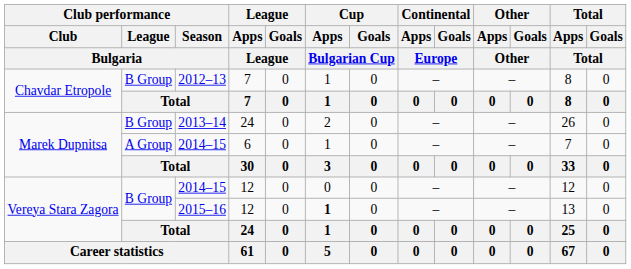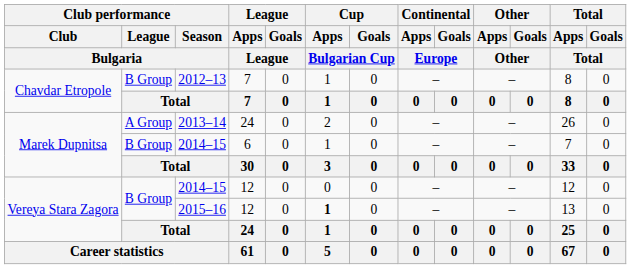(148, 123) B Group -> (148, 123) A Group
(148, 144) A Group -> (148, 144) B Group
